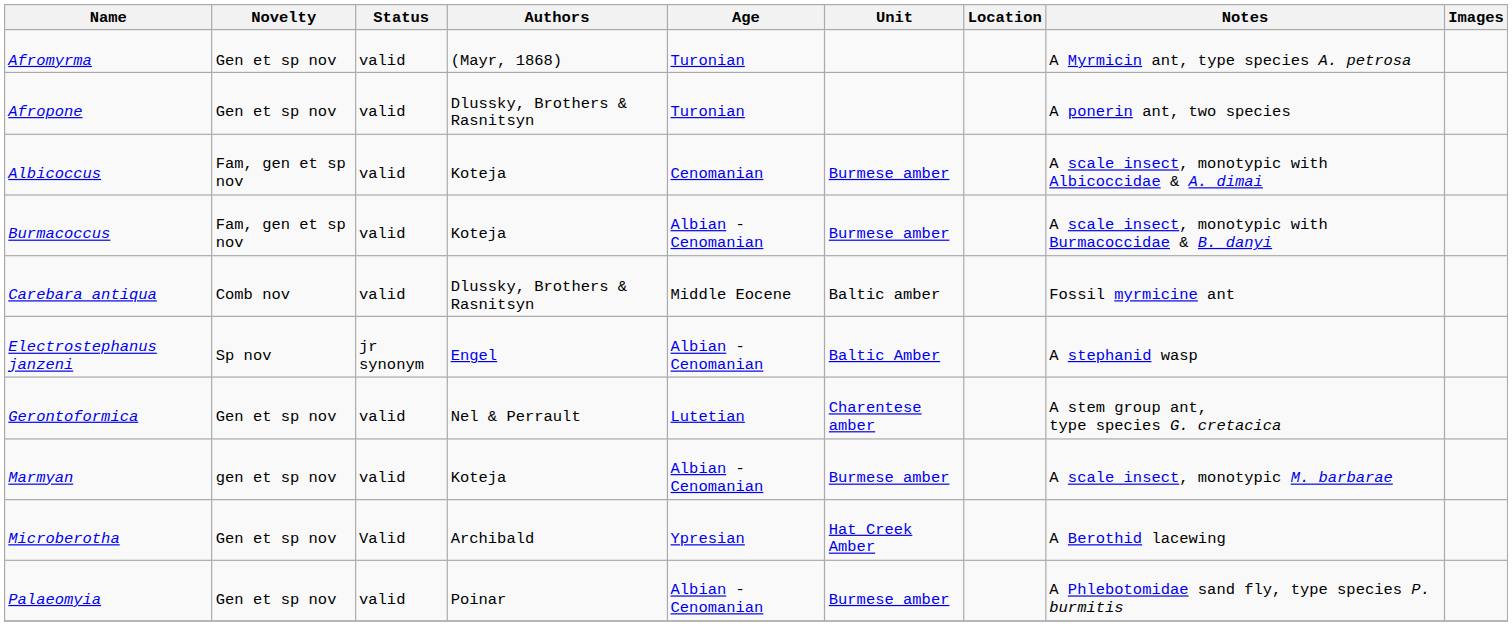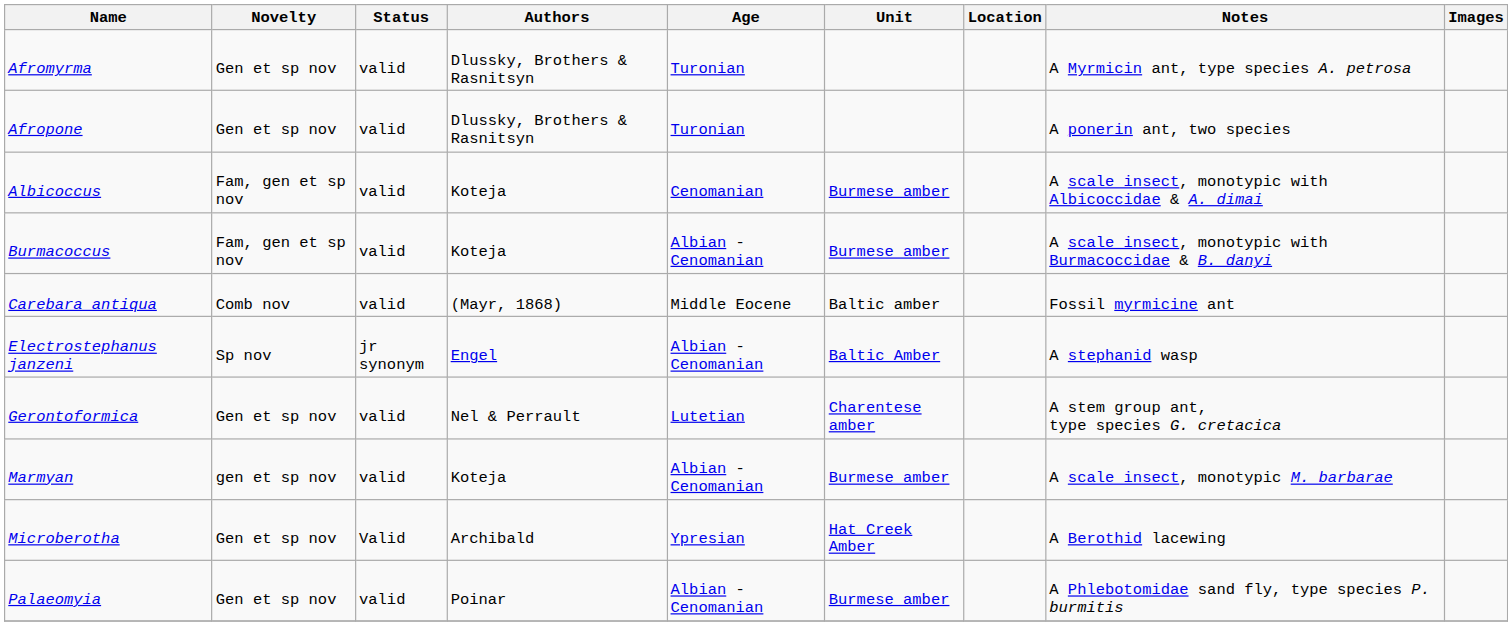(506, 60) (Mayr, 1868) -> (539, 69) Dlussky, Brothers & Rasnitsyn
(539, 295) Dlussky, Brothers & Rasnitsyn -> (506, 304) (Mayr, 1868)
